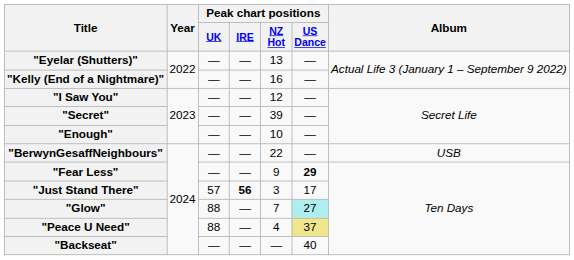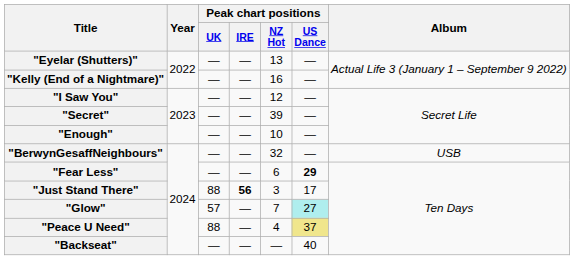(276, 153) 22 -> (276, 153) 32
(276, 171) 9 -> (276, 171) 6
(214, 190) 57 -> (214, 190) 88
(214, 208) 88 -> (214, 208) 57
